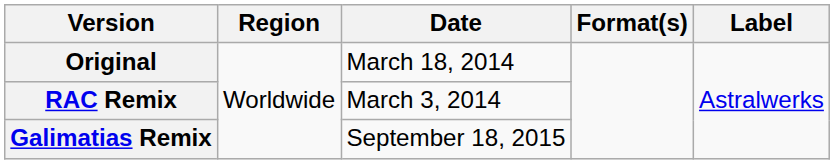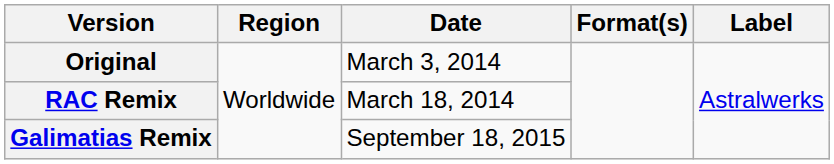(430, 61) March 18, 2014 -> (424, 61) March 3, 2014
(424, 100) March 3, 2014 -> (430, 100) March 18, 2014
